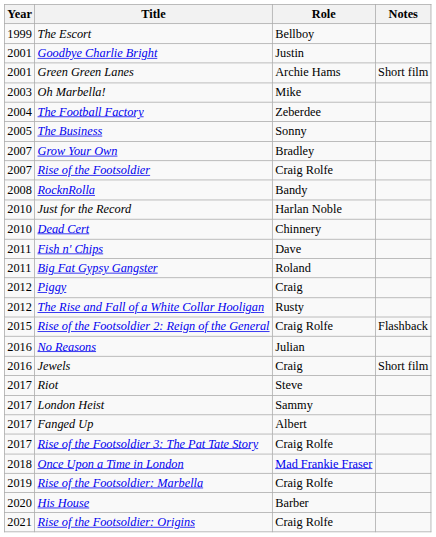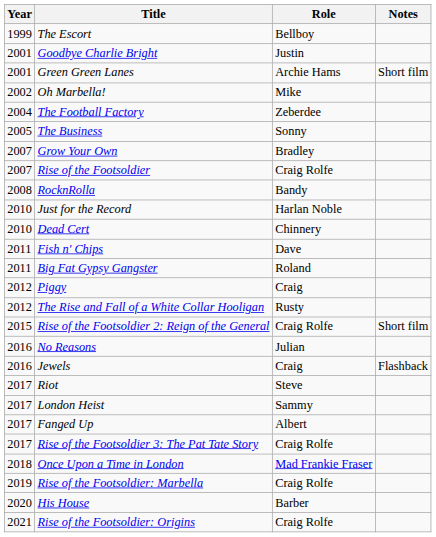(20, 92) 2003 -> (20, 92) 2002
(403, 326) Flashback -> (403, 326) Short film
(403, 365) Short film -> (403, 365) Flashback
